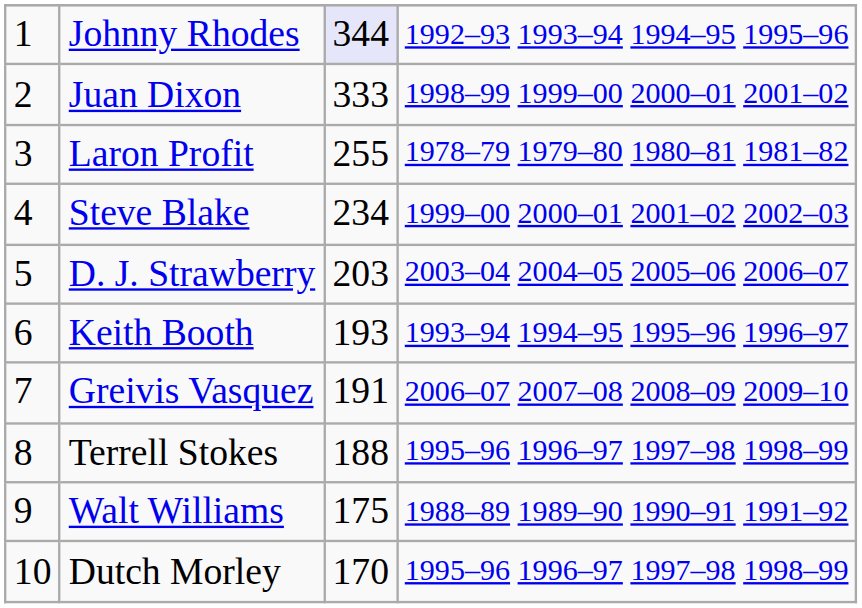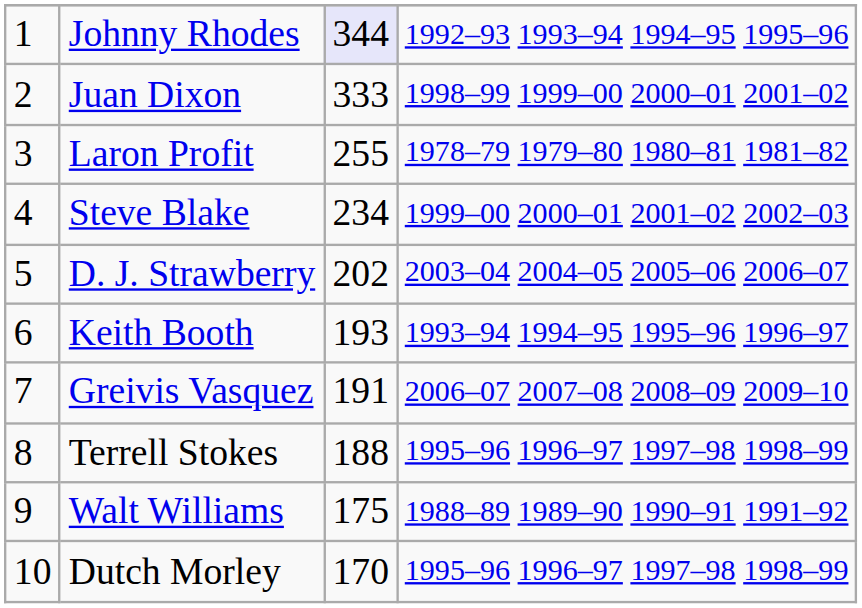(361, 272) 203 -> (361, 272) 202
